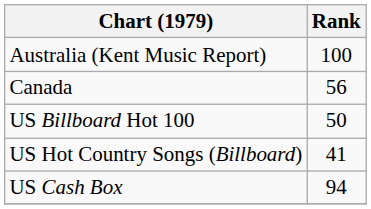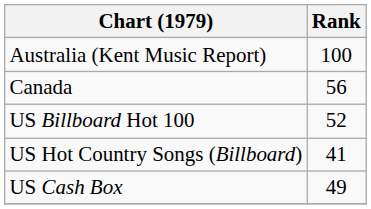(336, 120) 50 -> (336, 120) 52
(336, 187) 94 -> (336, 187) 49
